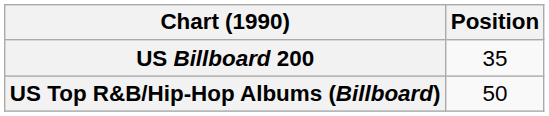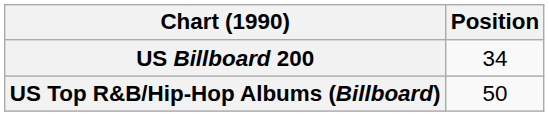(495, 57) 35 -> (495, 57) 34
